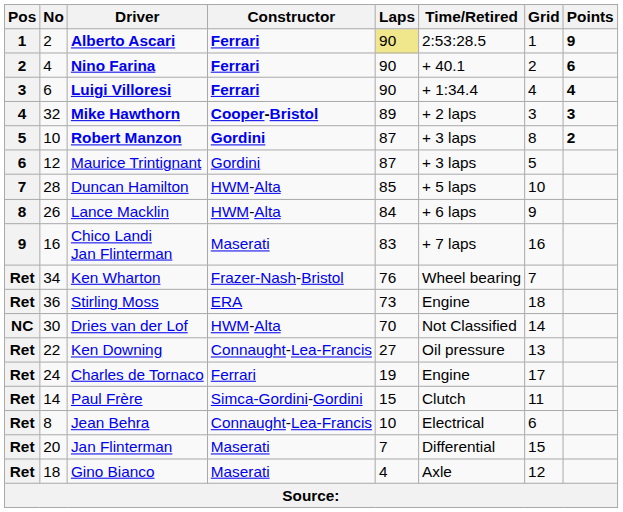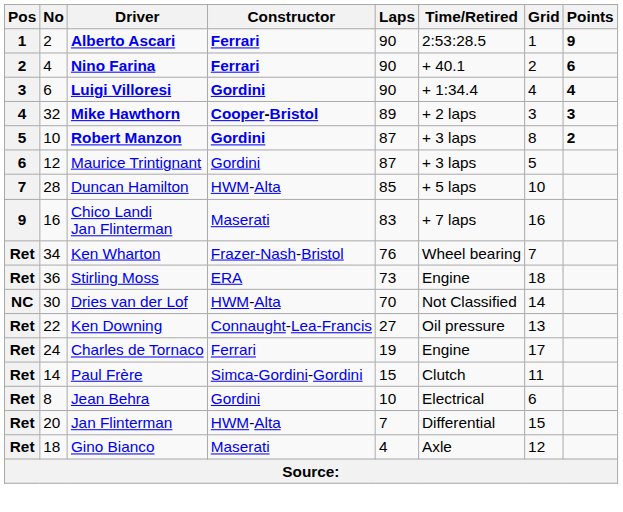(388, 41) khaki background -> (388, 41) no background
(235, 90) Ferrari -> (238, 90) Gordini
- row: (120, 211)
(291, 423) Connaught-Lea-Francis -> (236, 399) Gordini
(240, 447) Maserati -> (246, 423) HWM-Alta
